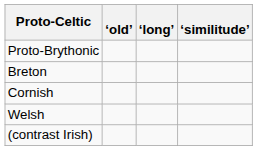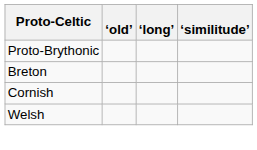- row: (50, 135)
